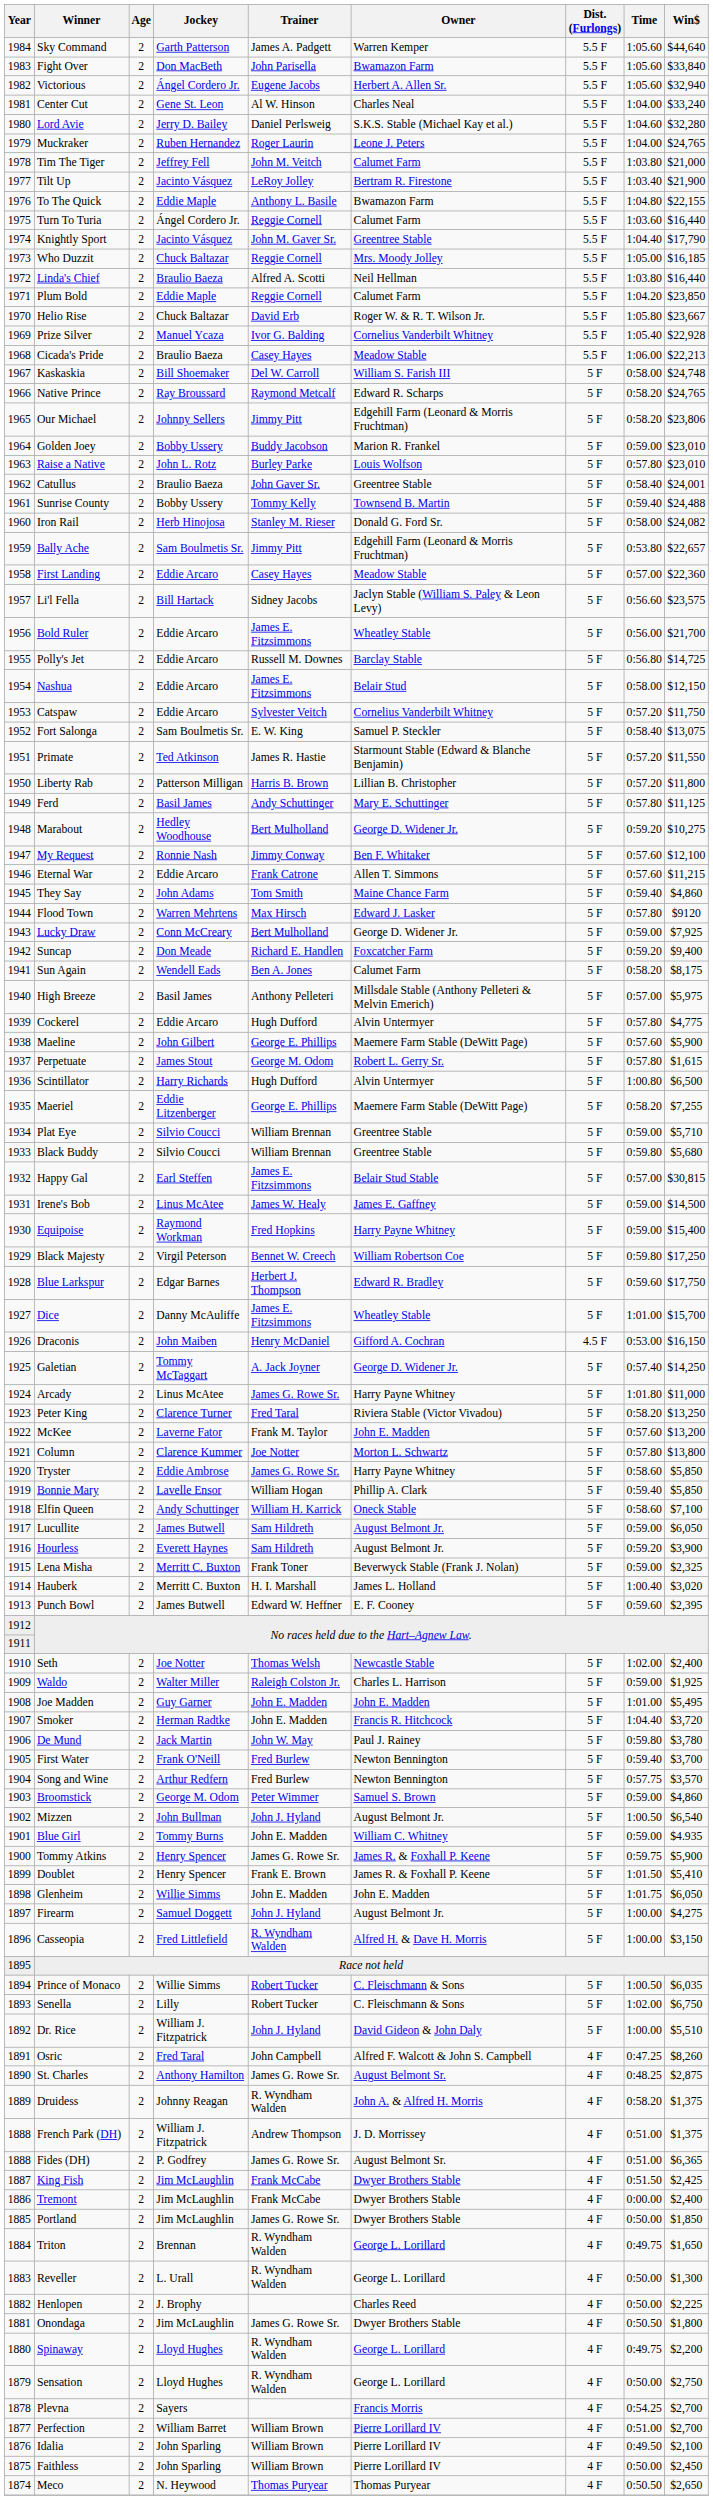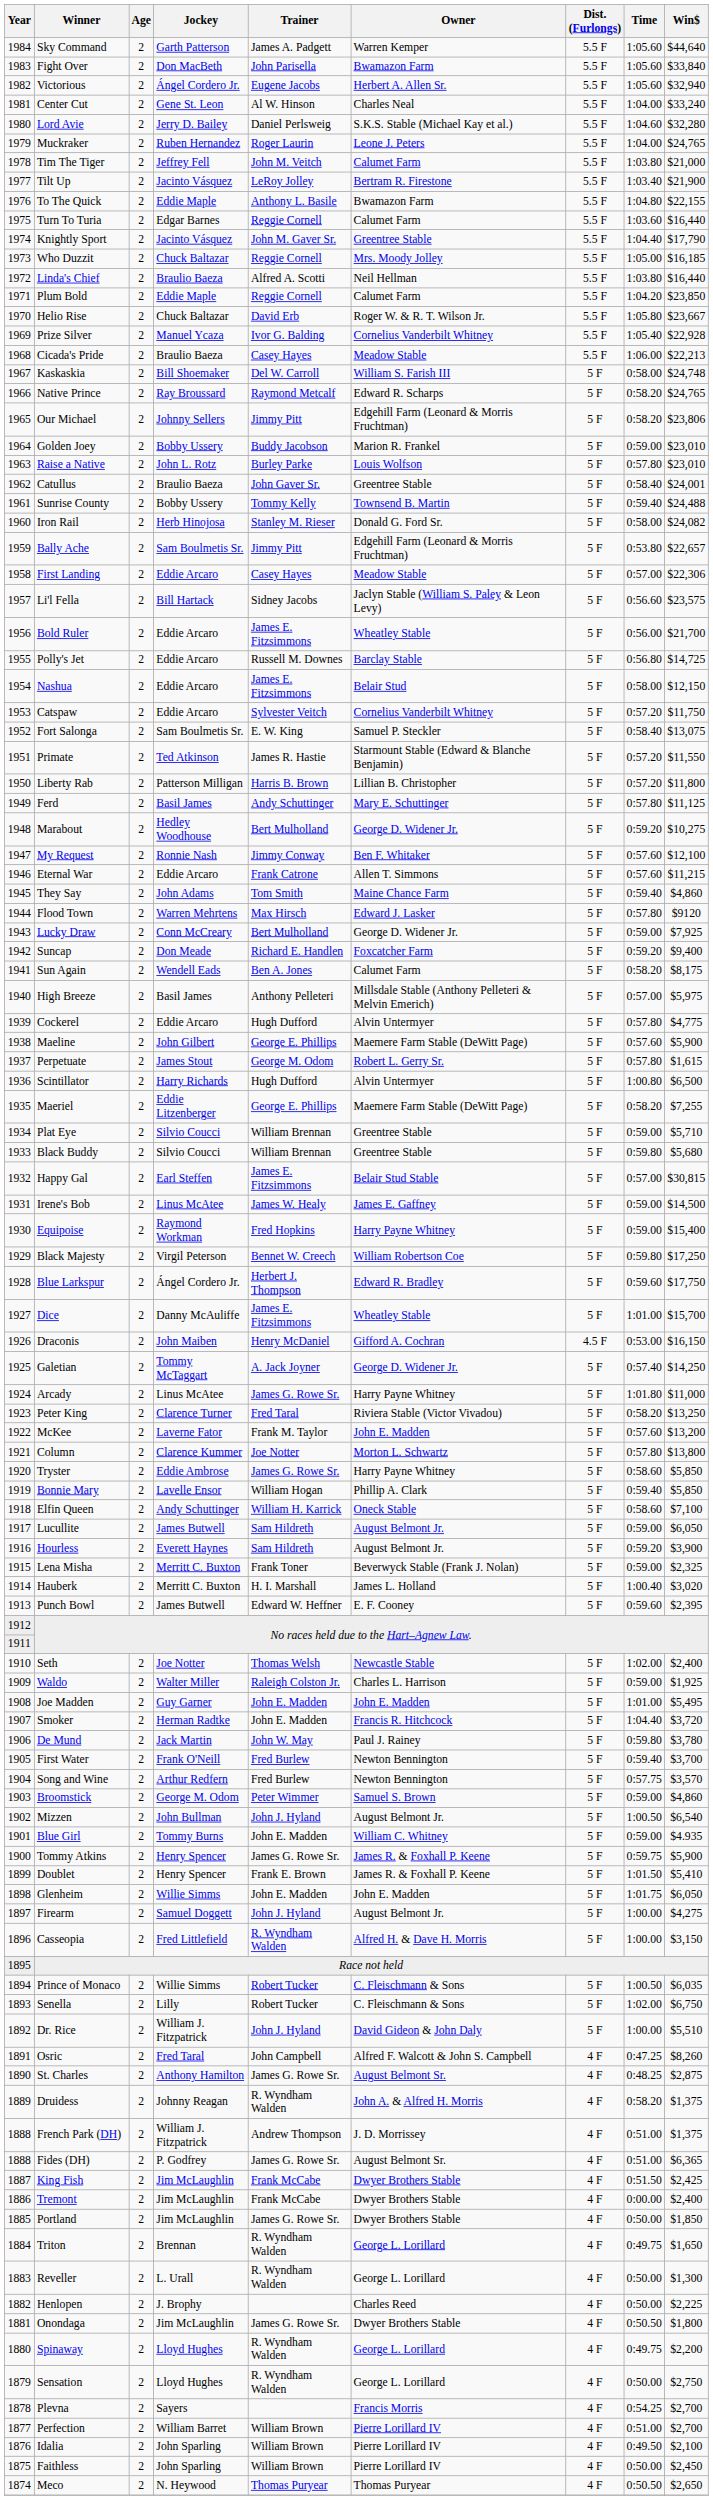(198, 220) Ángel Cordero Jr. -> (188, 220) Edgar Barnes
(686, 575) $22,360 -> (686, 575) $22,306
(188, 1283) Edgar Barnes -> (198, 1283) Ángel Cordero Jr.
